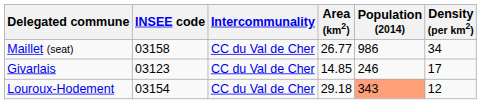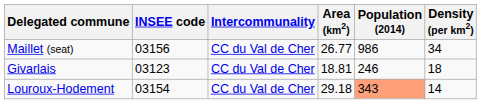(152, 49) 03158 -> (152, 49) 03156
(336, 69) 14.85 -> (336, 69) 18.81
(435, 69) 17 -> (435, 69) 18
(435, 88) 12 -> (435, 88) 14
